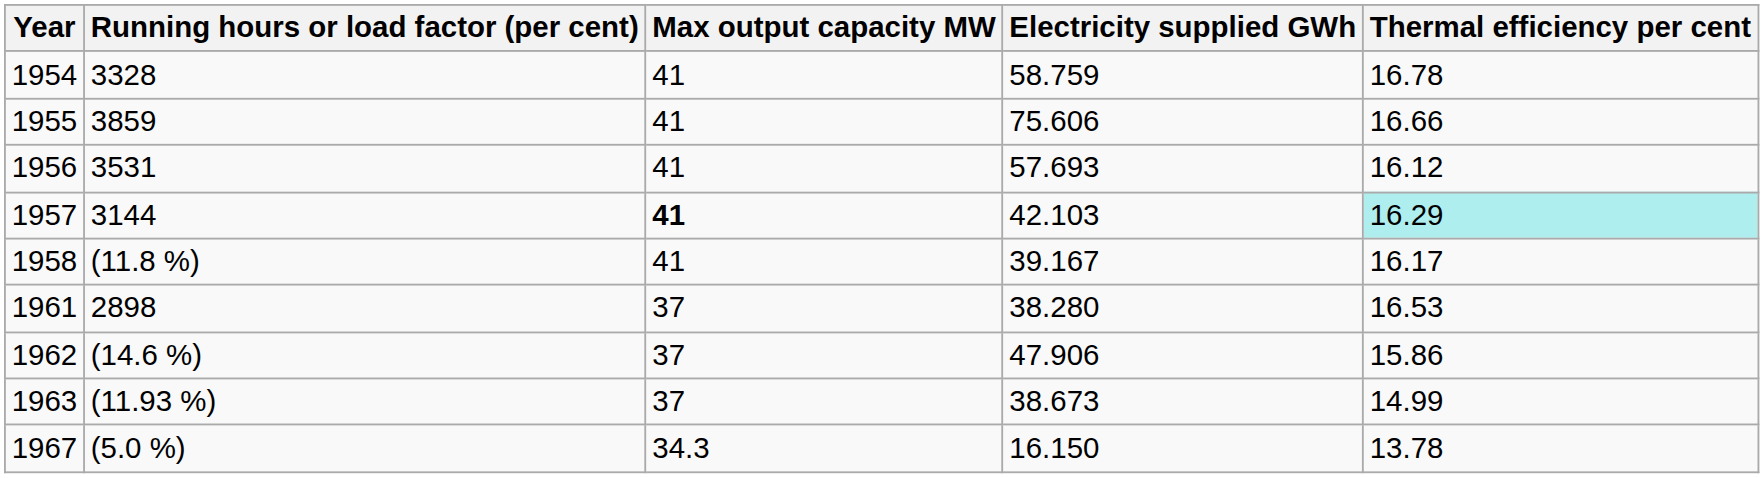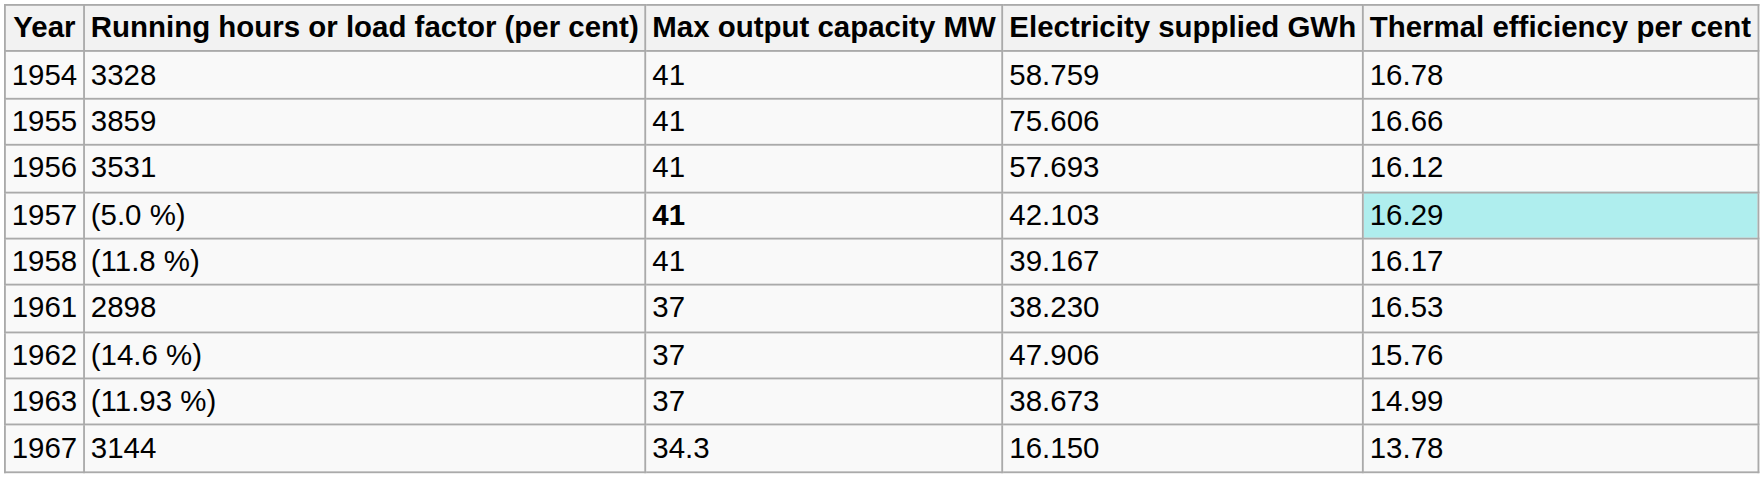(124, 214) 3144 -> (138, 214) (5.0 %)
(1054, 307) 38.280 -> (1054, 307) 38.230
(1407, 354) 15.86 -> (1407, 354) 15.76
(138, 448) (5.0 %) -> (124, 448) 3144
